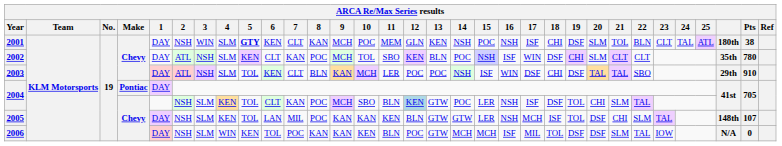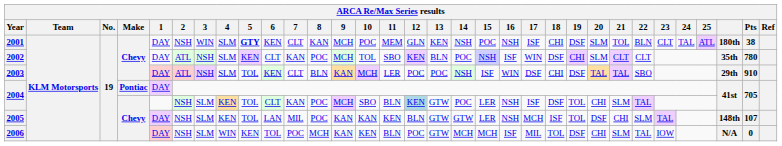(319, 133) KAN -> (319, 133) MCH
(598, 133) DSF -> (599, 133) CHI
